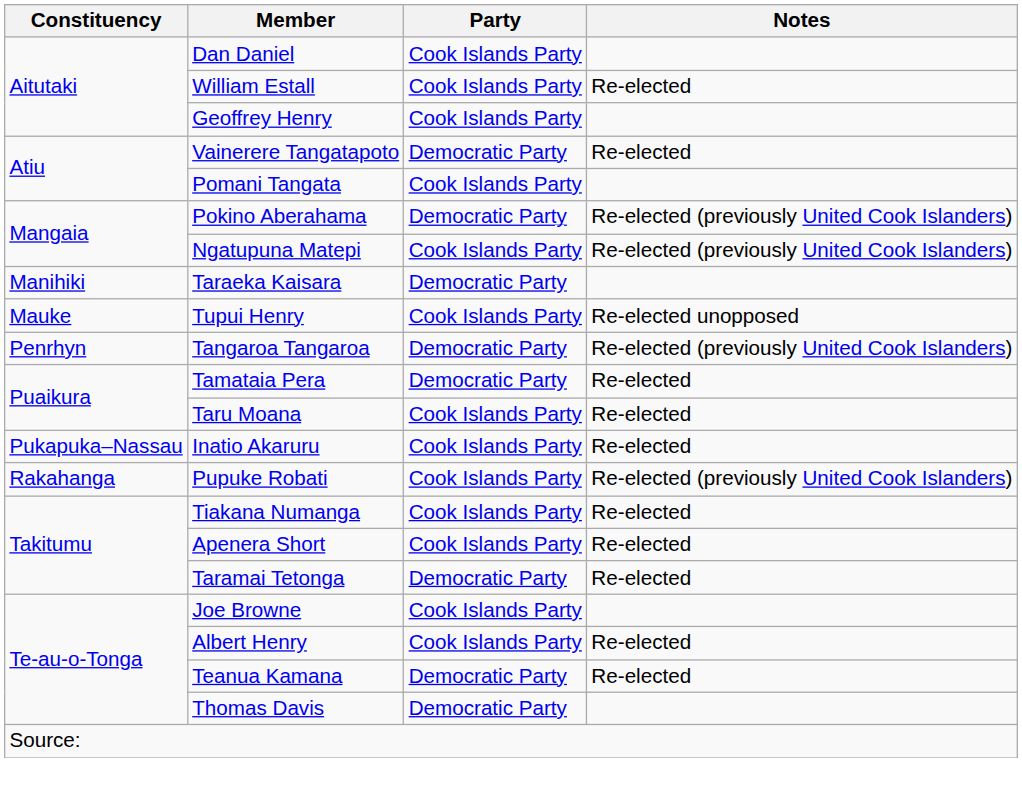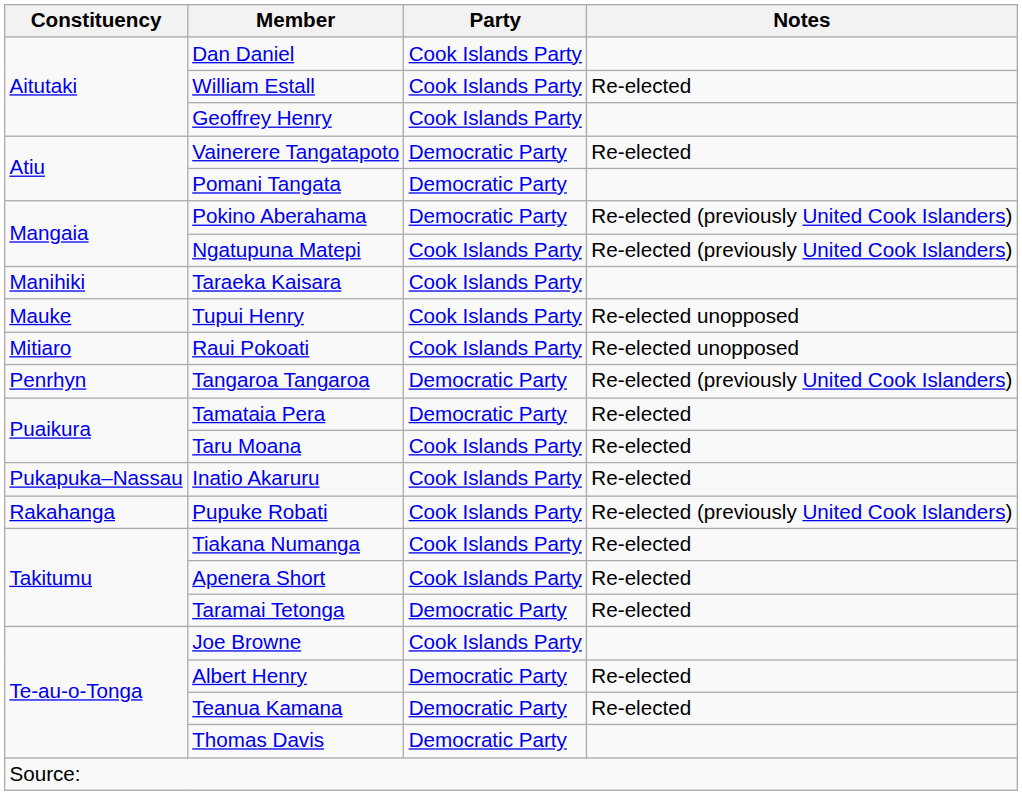(495, 184) Cook Islands Party -> (488, 184) Democratic Party
(488, 282) Democratic Party -> (495, 282) Cook Islands Party
+ row: (251, 348)
(495, 642) Cook Islands Party -> (488, 675) Democratic Party
